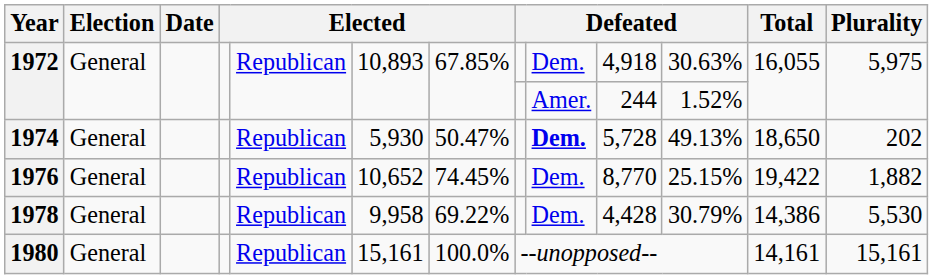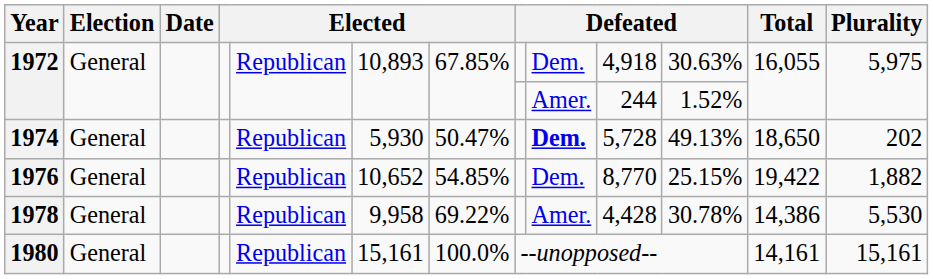(472, 176) 74.45% -> (472, 176) 54.85%
(558, 215) Dem. -> (561, 215) Amer.
(705, 215) 30.79% -> (705, 215) 30.78%
